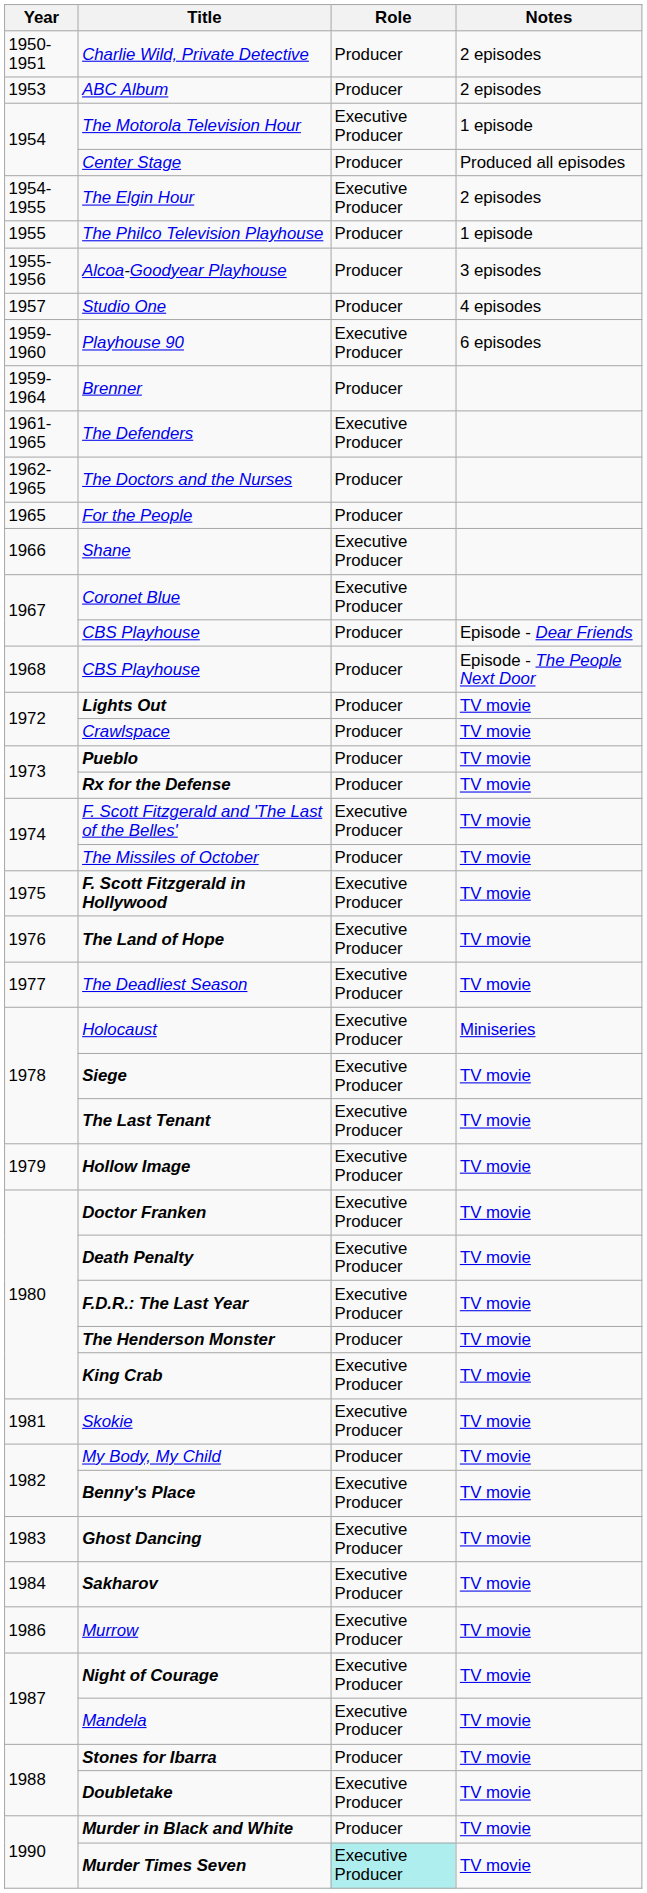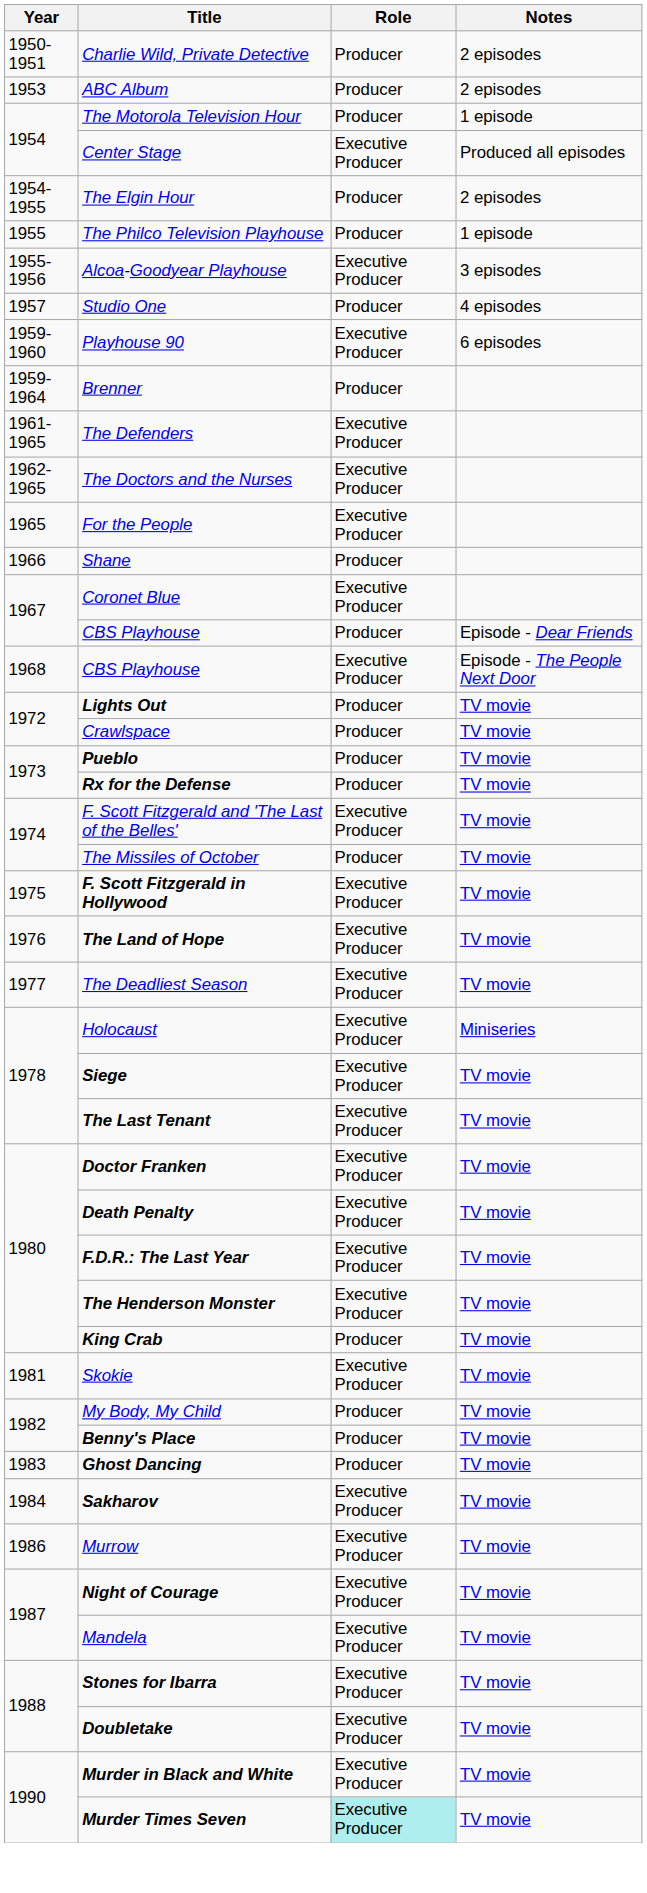(371, 126) Executive Producer -> (369, 116) Producer
(369, 162) Producer -> (371, 152) Executive Producer
(371, 198) Executive Producer -> (369, 198) Producer
(369, 270) Producer -> (371, 270) Executive Producer
(369, 479) Producer -> (371, 479) Executive Producer
(369, 515) Producer -> (371, 524) Executive Producer
(371, 551) Executive Producer -> (369, 560) Producer
(369, 669) Producer -> (371, 669) Executive Producer
- row: (27, 1166)
(369, 1339) Producer -> (371, 1303) Executive Producer
(371, 1375) Executive Producer -> (369, 1339) Producer
(371, 1493) Executive Producer -> (369, 1438) Producer
(371, 1538) Executive Producer -> (369, 1464) Producer
(369, 1757) Producer -> (371, 1683) Executive Producer
(369, 1829) Producer -> (371, 1774) Executive Producer
